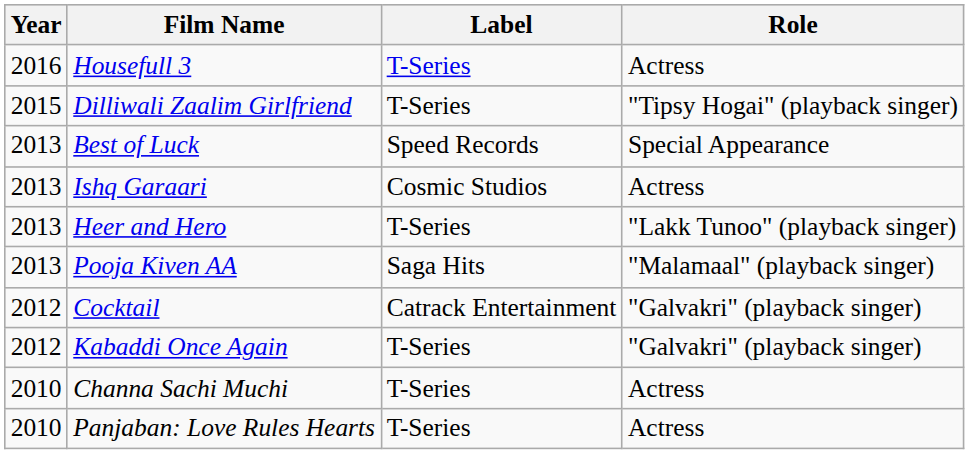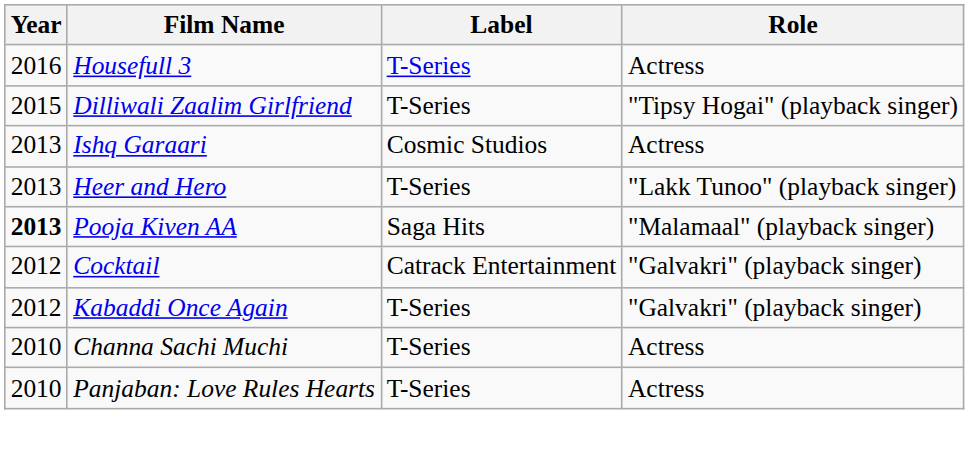- row: (136, 145)
(36, 266) normal -> (36, 226) bold
